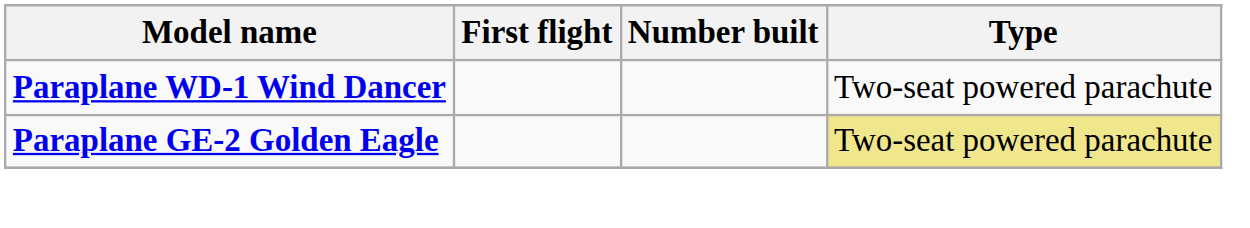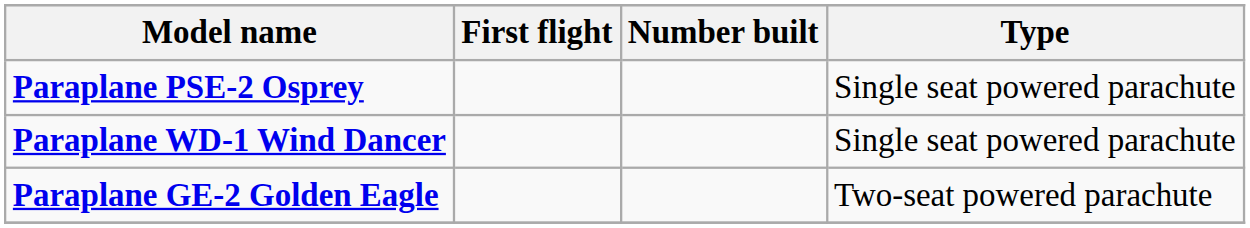+ row: (188, 86)
(1023, 86) Two-seat powered parachute -> (1035, 140) Single seat powered parachute
(1023, 140) khaki background -> (1023, 195) no background
